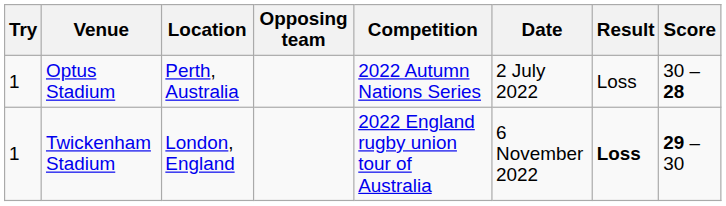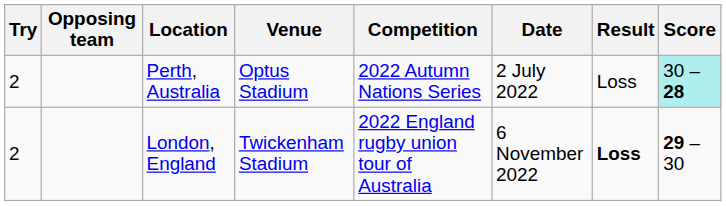columns swapped: (304, 30) <-> (101, 30)
(14, 81) 1 -> (14, 81) 2
(682, 81) no background -> (682, 81) paleturquoise background
(14, 153) 1 -> (14, 153) 2
